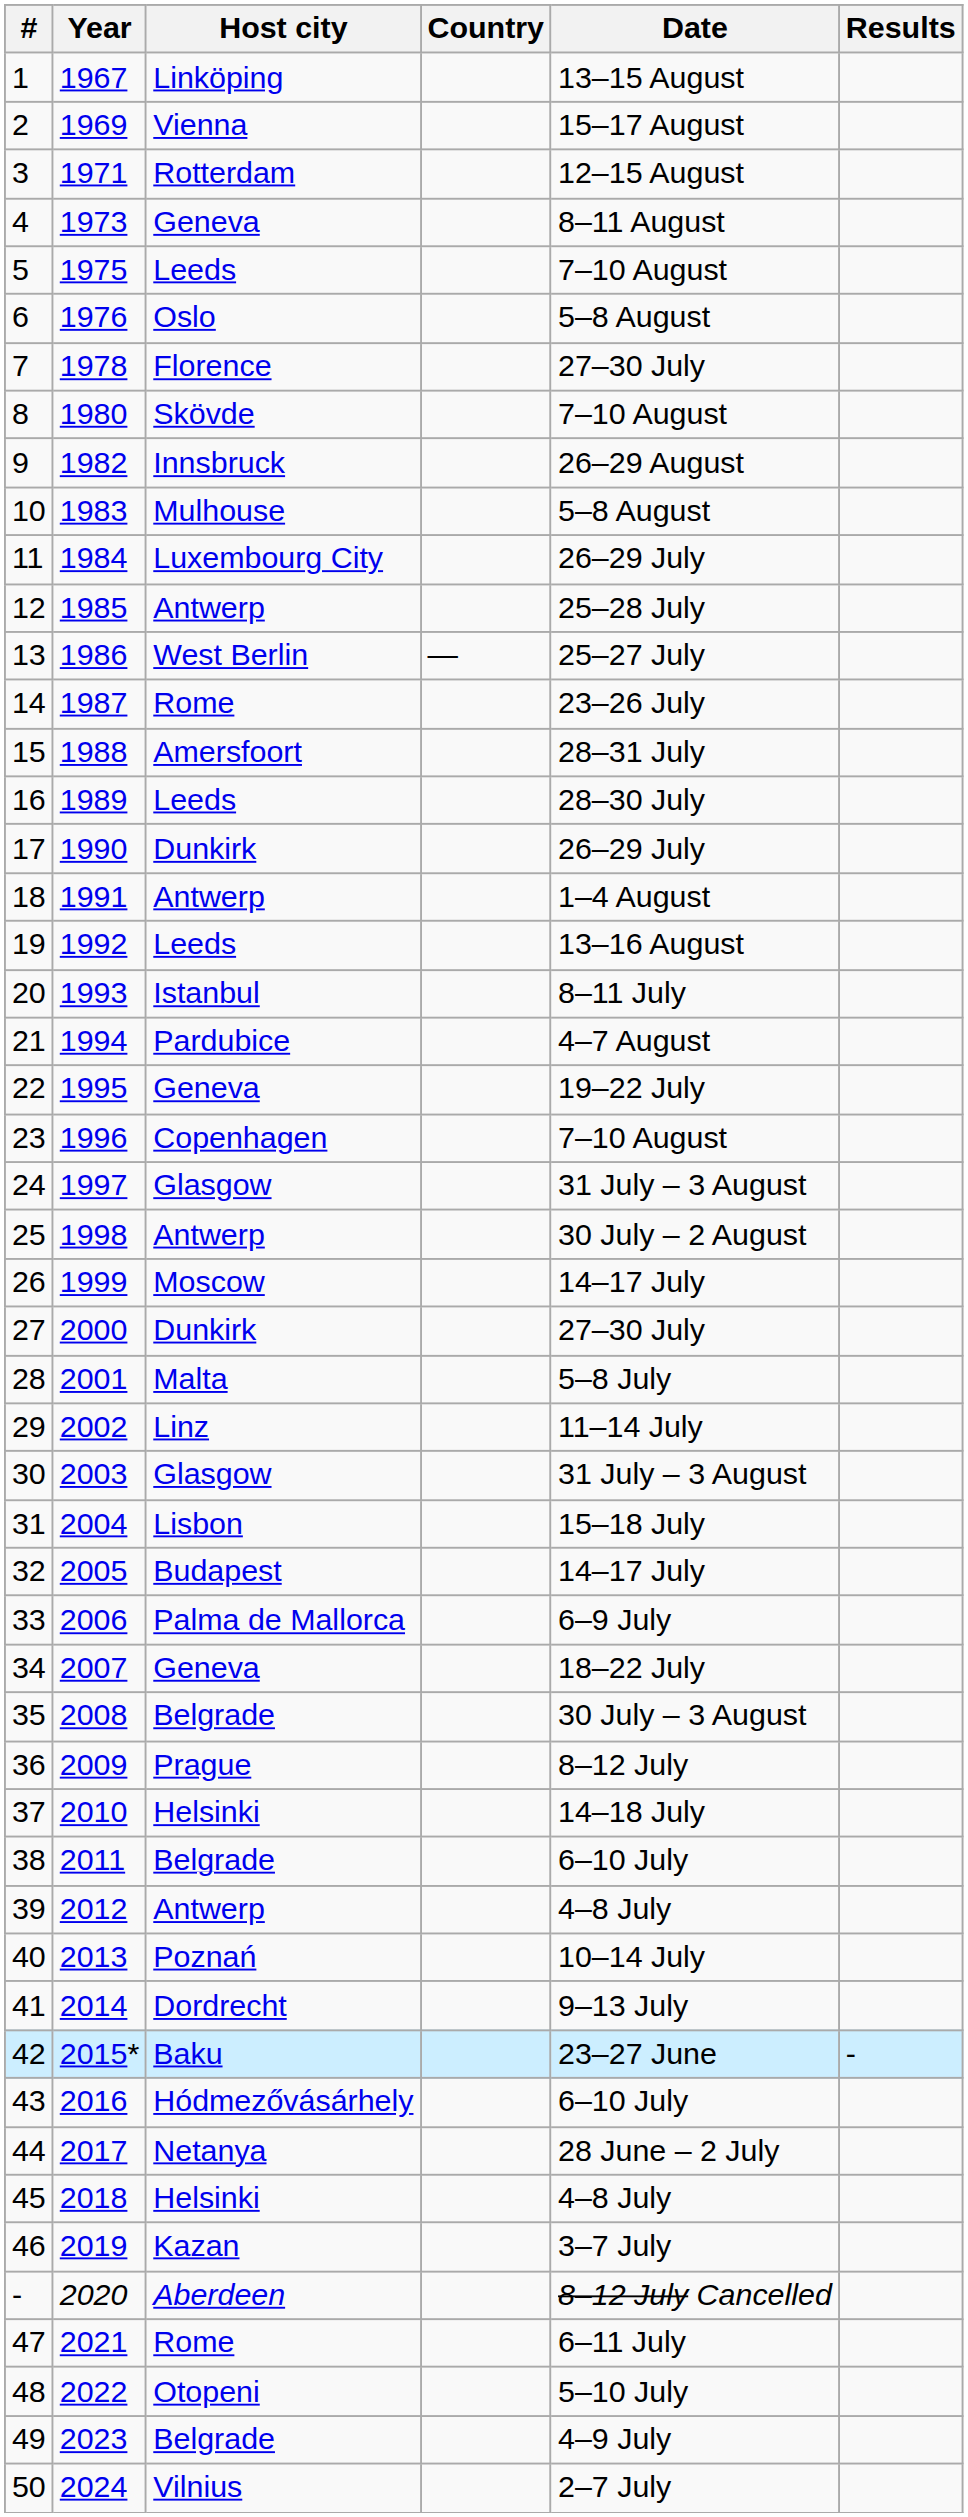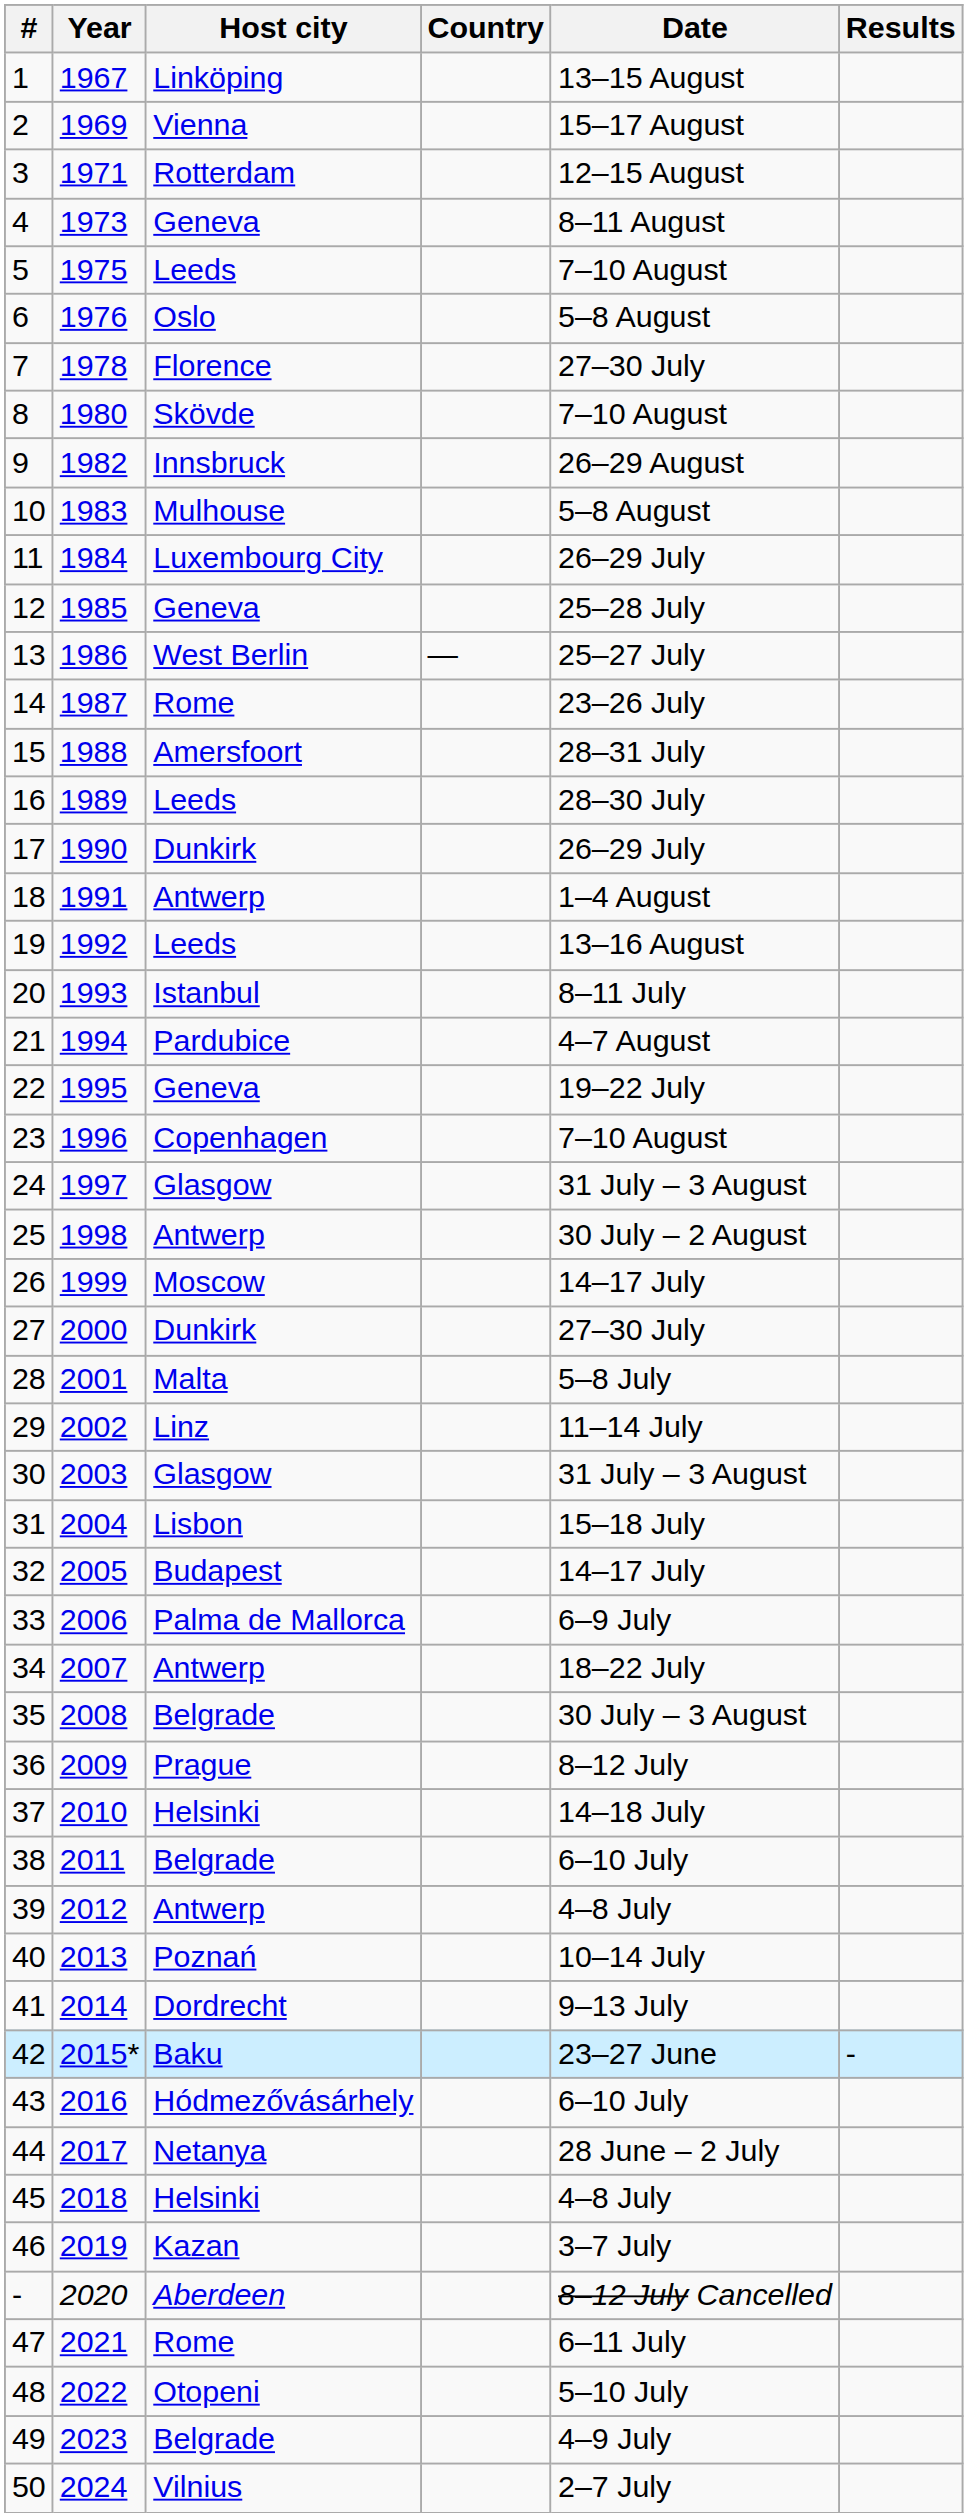(209, 607) Antwerp -> (207, 607) Geneva
(207, 1667) Geneva -> (209, 1667) Antwerp
